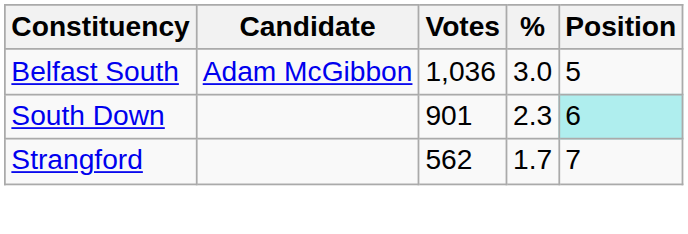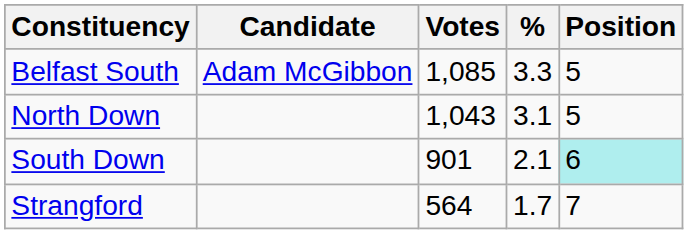(461, 71) 1,036 -> (461, 71) 1,085
(533, 71) 3.0 -> (533, 71) 3.3
+ row: (86, 116)
(533, 116) 2.3 -> (533, 160) 2.1
(449, 160) 562 -> (449, 205) 564
